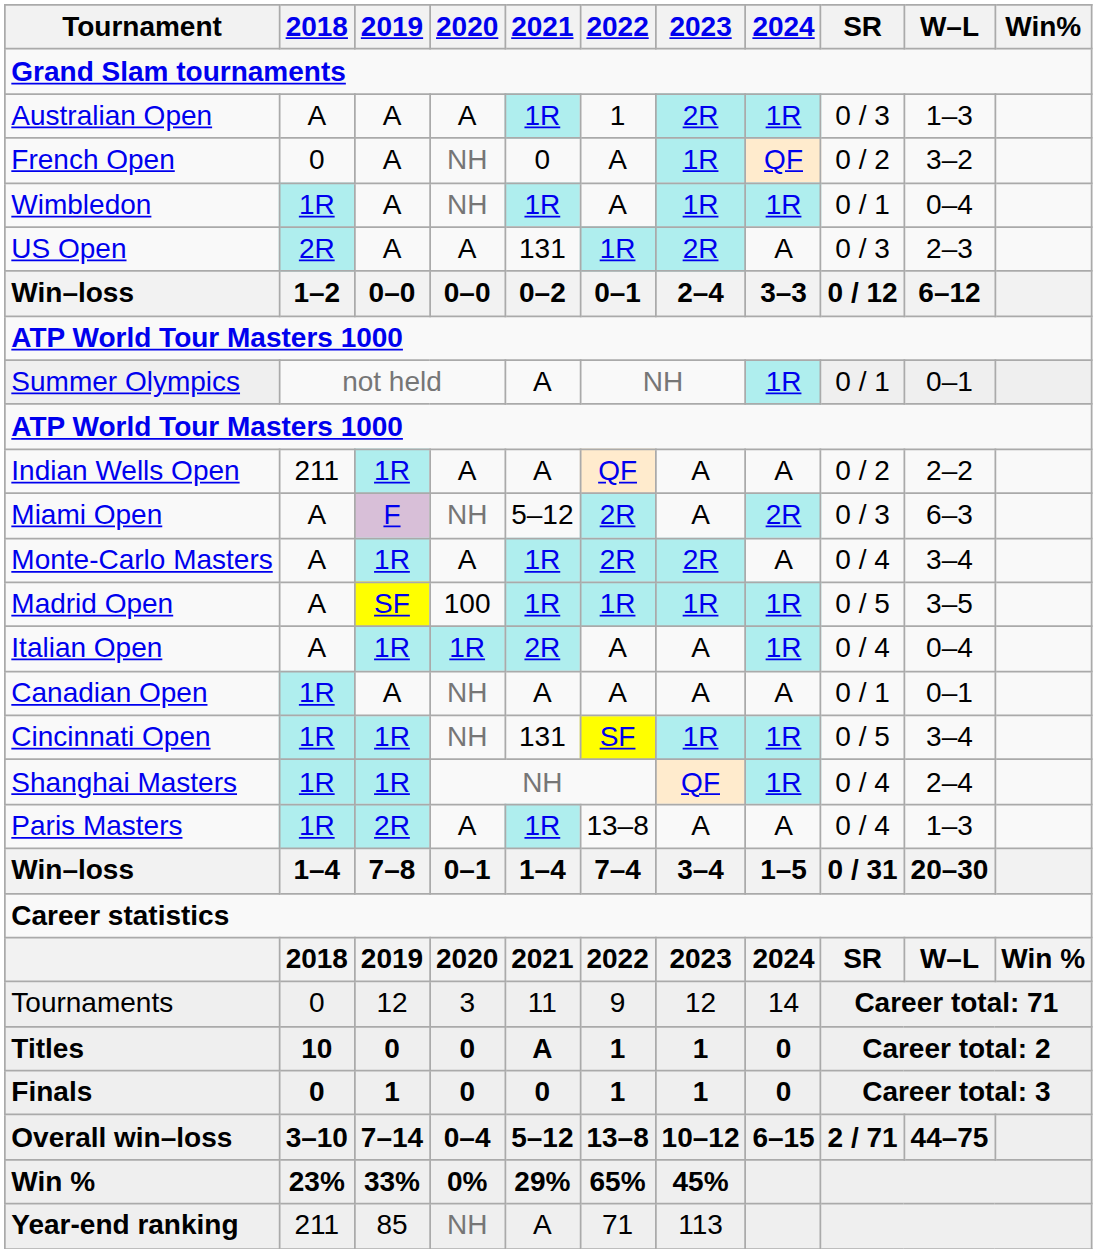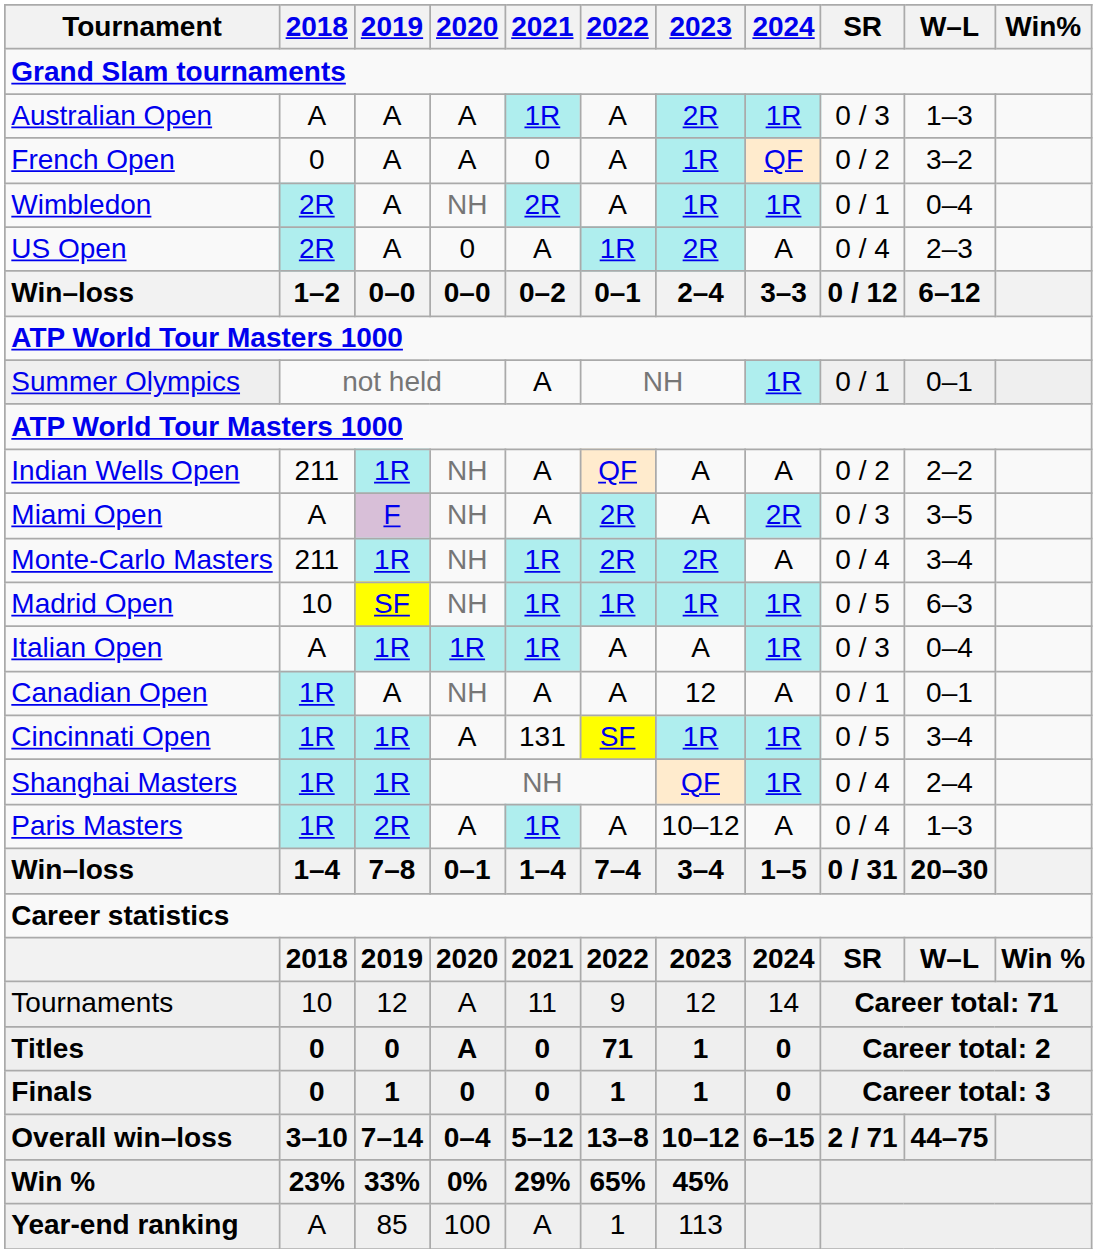(618, 115) 1 -> (618, 115) A
(467, 159) NH -> (467, 159) A
(317, 204) 1R -> (317, 204) 2R
(542, 204) 1R -> (542, 204) 2R
(467, 248) A -> (467, 248) 0
(542, 248) 131 -> (542, 248) A
(863, 248) 0 / 3 -> (863, 248) 0 / 4
(467, 470) A -> (467, 470) NH
(542, 515) 5–12 -> (542, 515) A
(949, 515) 6–3 -> (949, 515) 3–5
(317, 559) A -> (317, 559) 211
(467, 559) A -> (467, 559) NH
(317, 603) A -> (317, 603) 10
(467, 603) 100 -> (467, 603) NH
(949, 603) 3–5 -> (949, 603) 6–3
(542, 648) 2R -> (542, 648) 1R
(863, 648) 0 / 4 -> (863, 648) 0 / 3
(701, 692) A -> (701, 692) 12
(467, 737) NH -> (467, 737) A
(618, 826) 13–8 -> (618, 826) A
(701, 826) A -> (701, 826) 10–12
(317, 1003) 0 -> (317, 1003) 10
(467, 1003) 3 -> (467, 1003) A
(317, 1048) 10 -> (317, 1048) 0
(467, 1048) 0 -> (467, 1048) A
(542, 1048) A -> (542, 1048) 0
(618, 1048) 1 -> (618, 1048) 71
(317, 1225) 211 -> (317, 1225) A
(467, 1225) NH -> (467, 1225) 100
(618, 1225) 71 -> (618, 1225) 1
